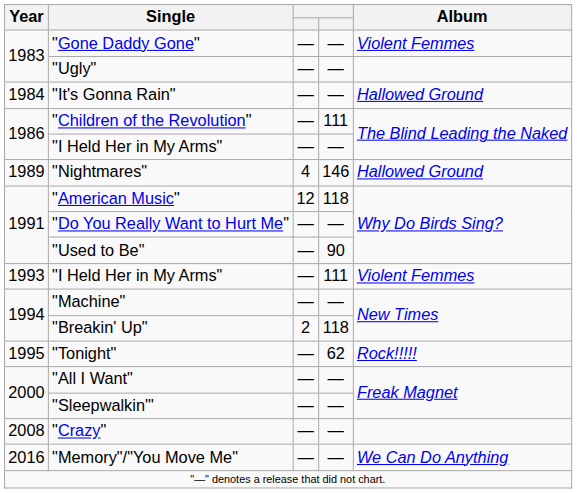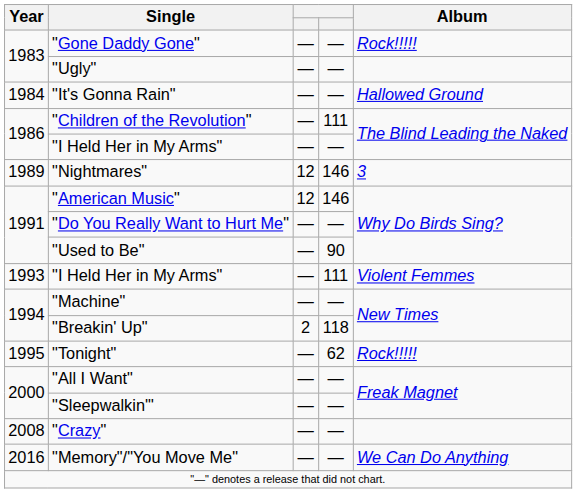(416, 43) Violent Femmes -> (387, 43) Rock!!!!!
(306, 172) 4 -> (306, 172) 12
(420, 172) Hallowed Ground -> (361, 172) 3
(336, 198) 118 -> (336, 198) 146
